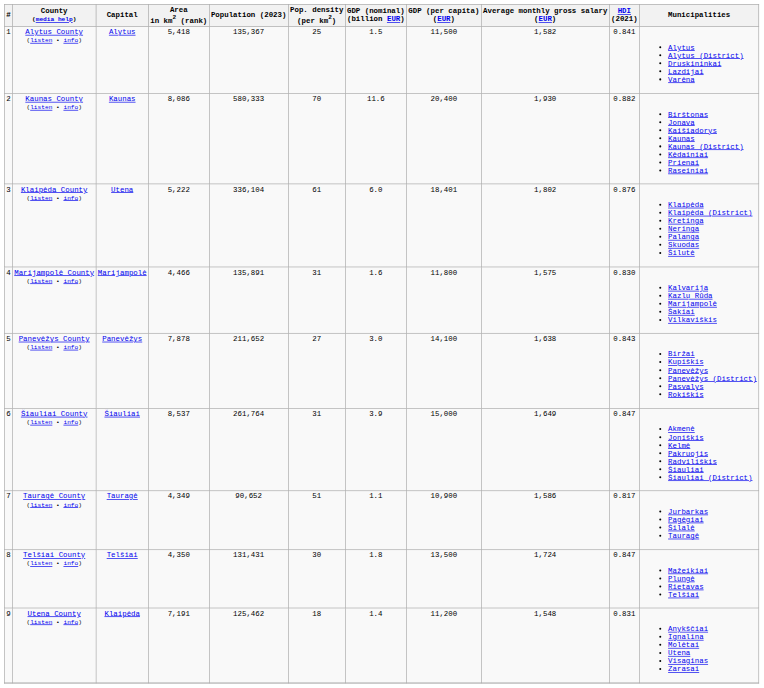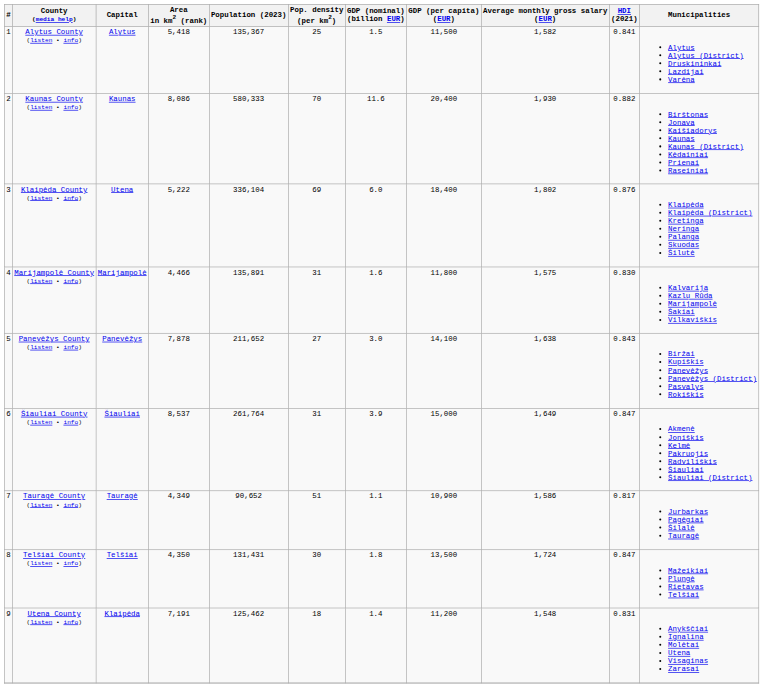(317, 190) 61 -> (317, 190) 69
(444, 190) 18,401 -> (444, 190) 18,400
